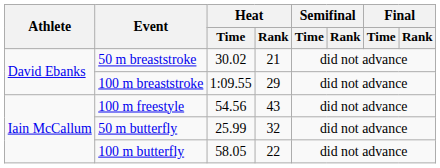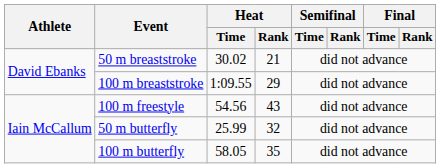(273, 151) 22 -> (273, 151) 35
